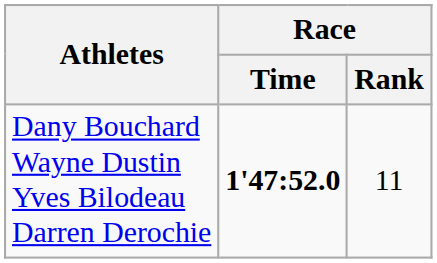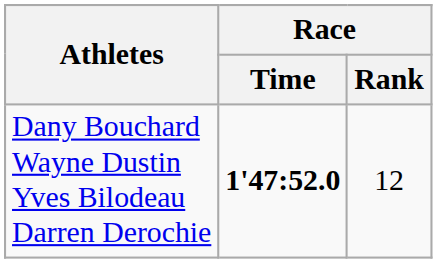(389, 180) 11 -> (389, 180) 12
